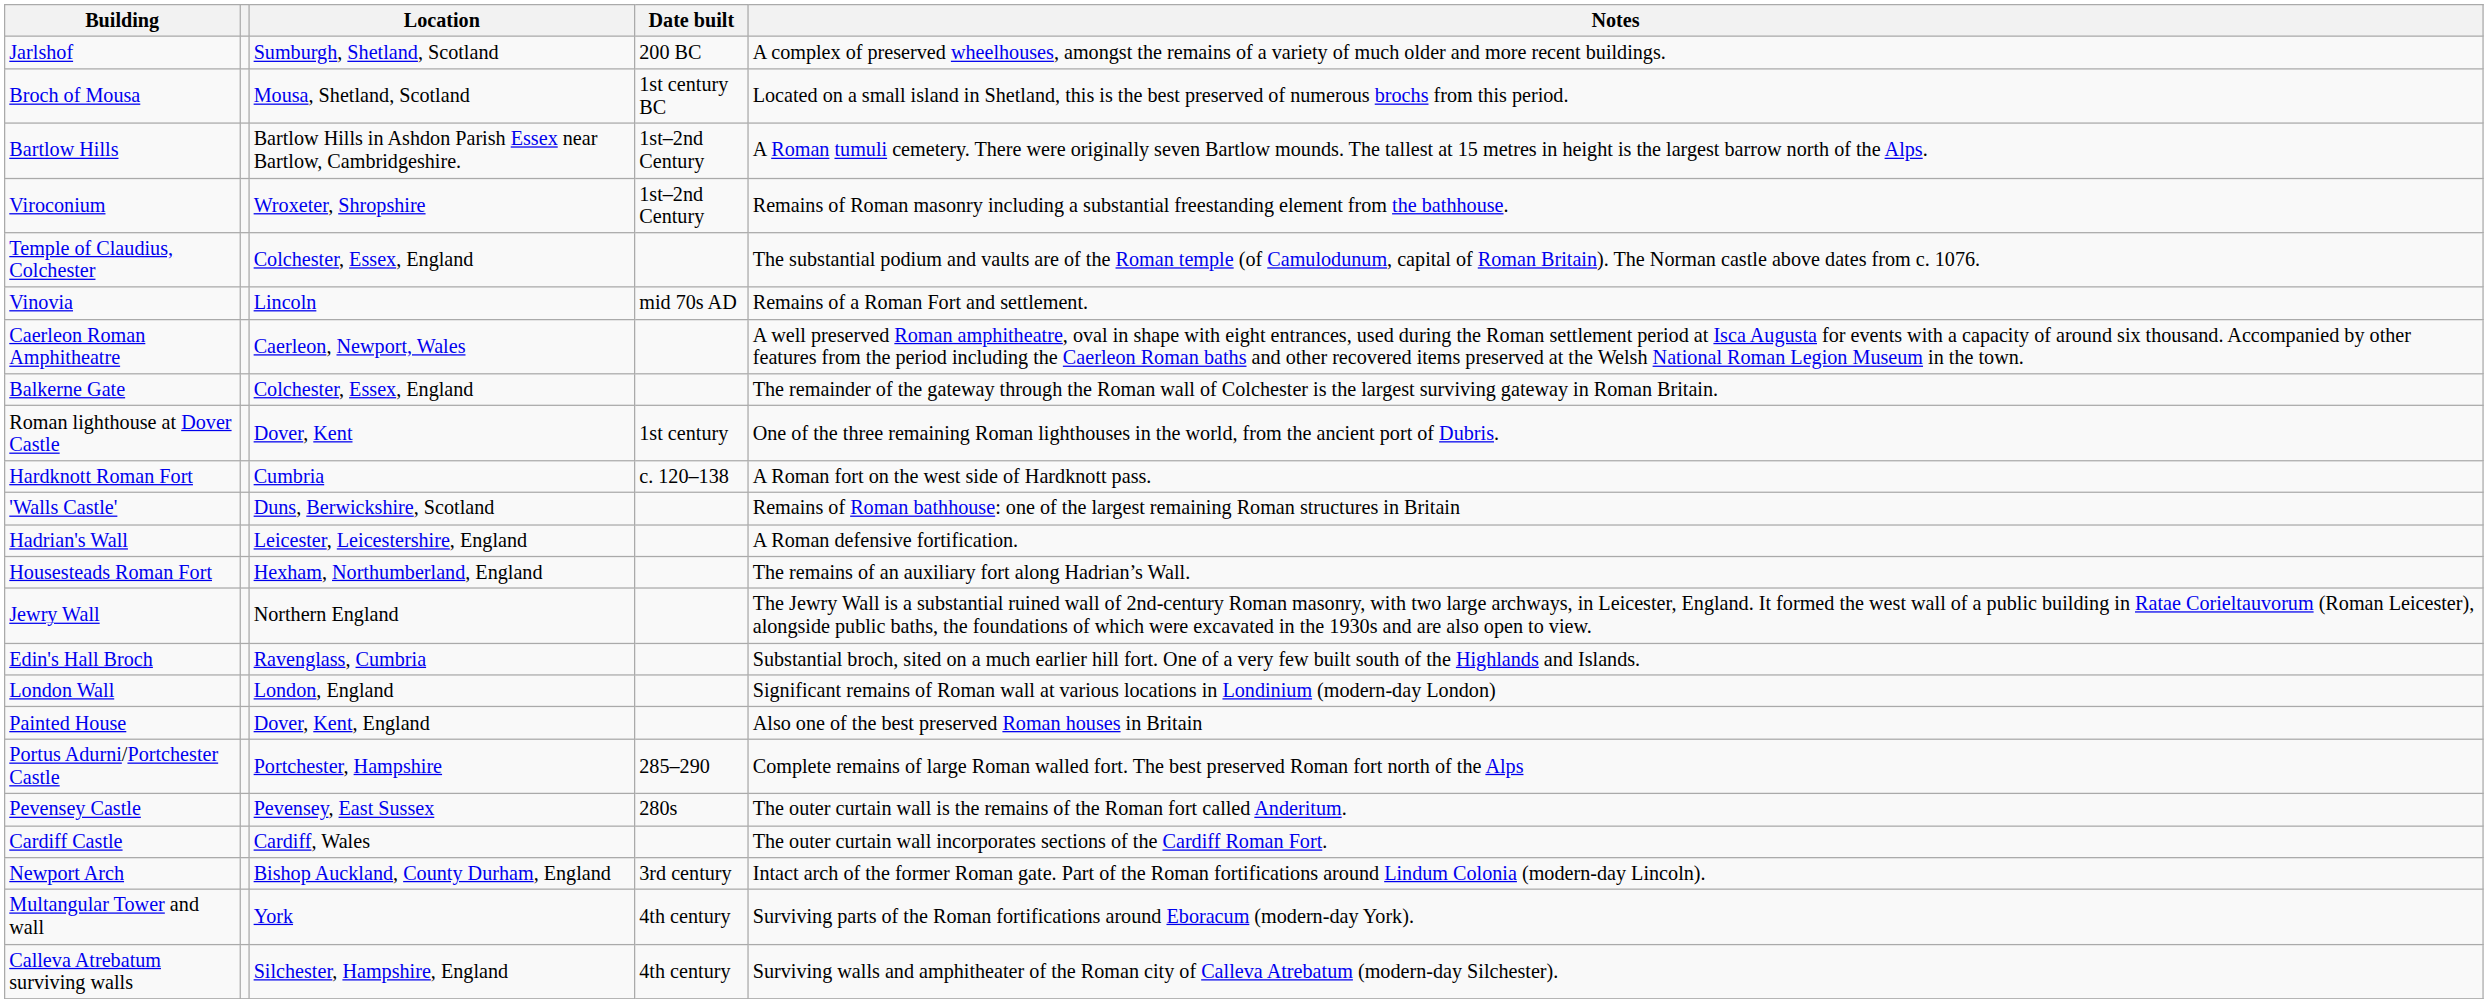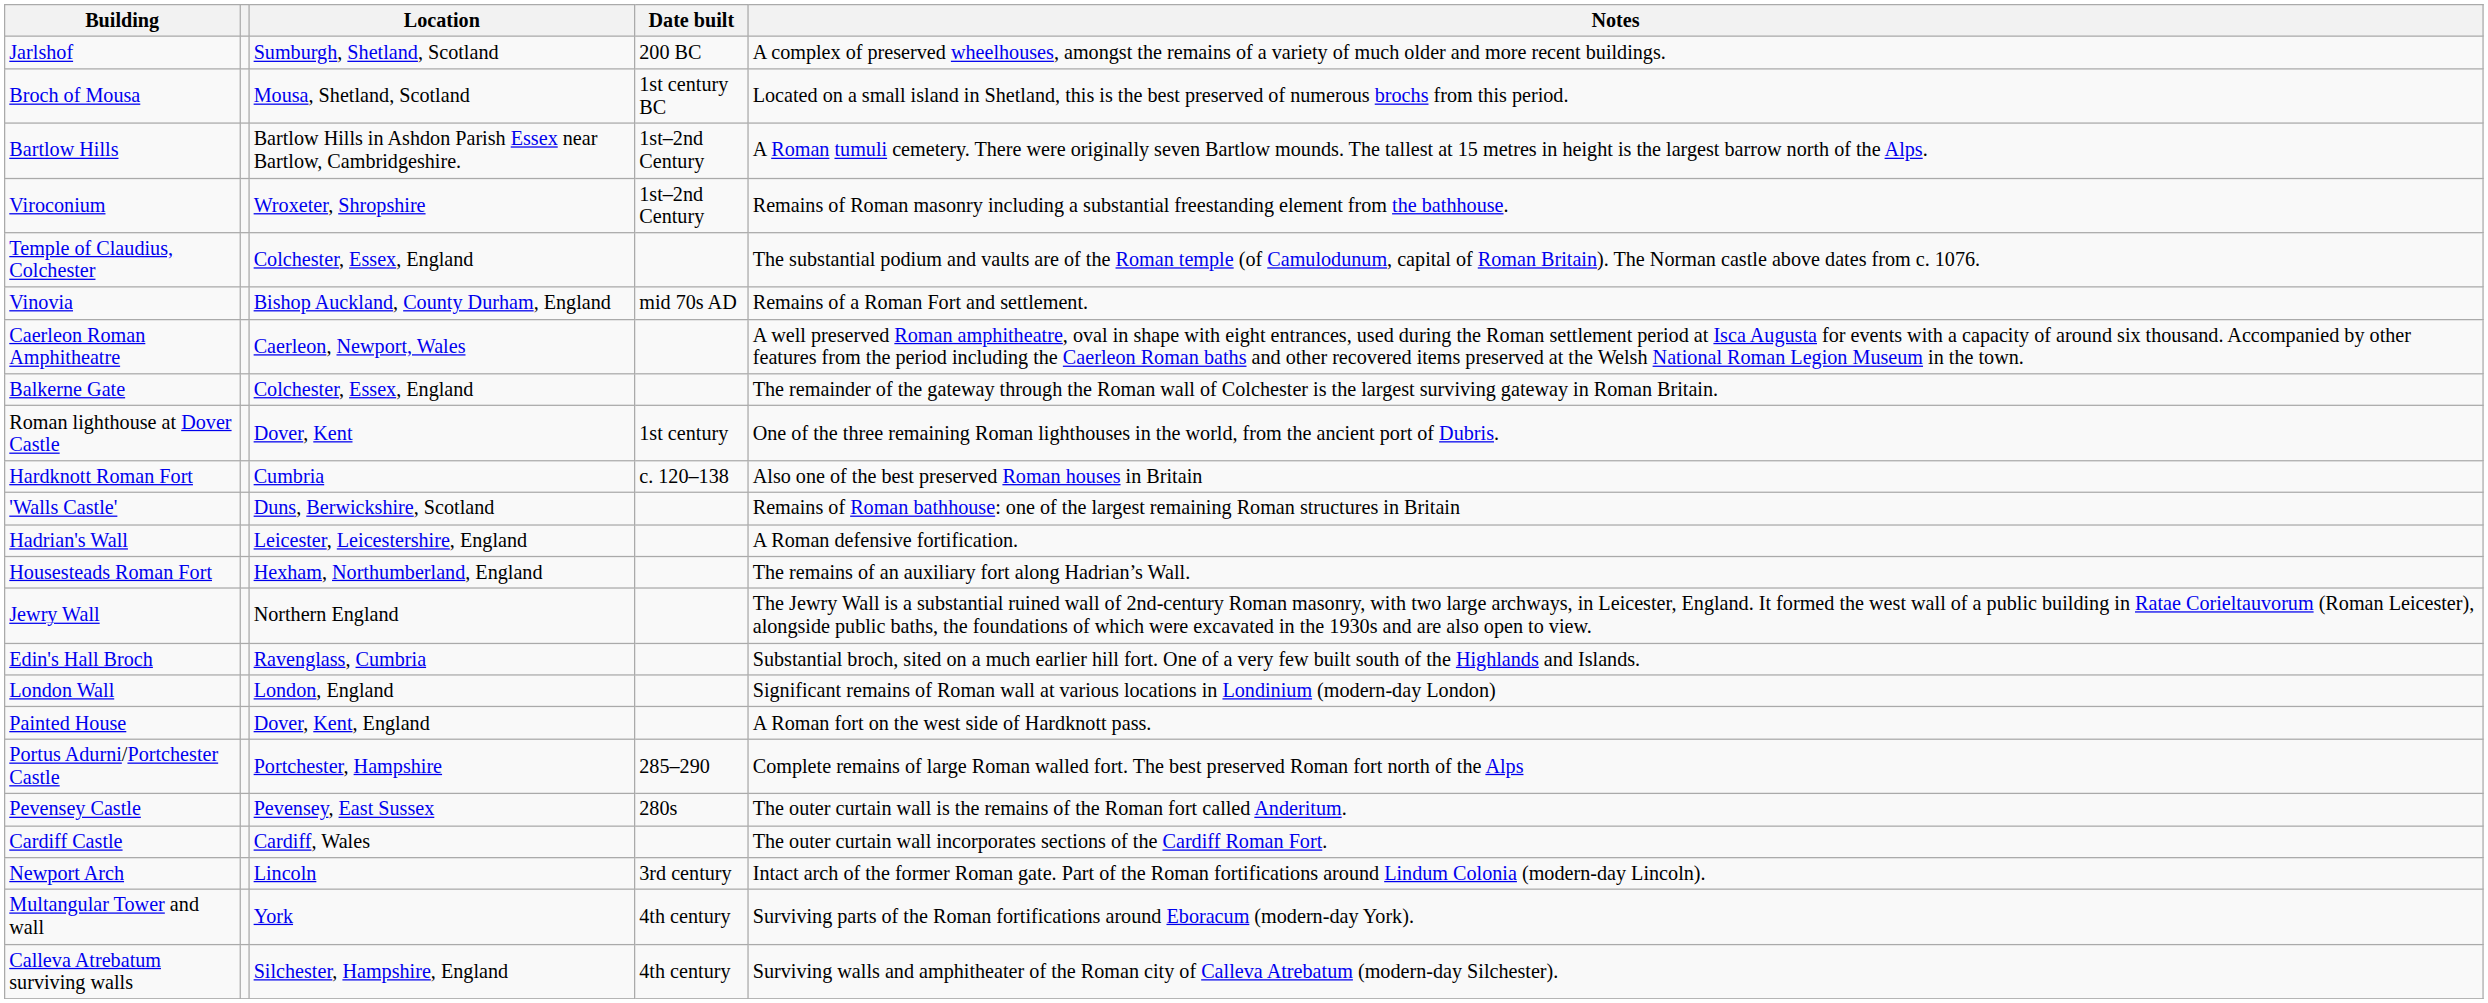(285, 303) Lincoln -> (432, 303) Bishop Auckland, County Durham, England
(952, 476) A Roman fort on the west side of Hardknott pass. -> (978, 476) Also one of the best preserved Roman houses in Britain
(978, 722) Also one of the best preserved Roman houses in Britain -> (952, 722) A Roman fort on the west side of Hardknott pass.
(432, 873) Bishop Auckland, County Durham, England -> (285, 873) Lincoln
